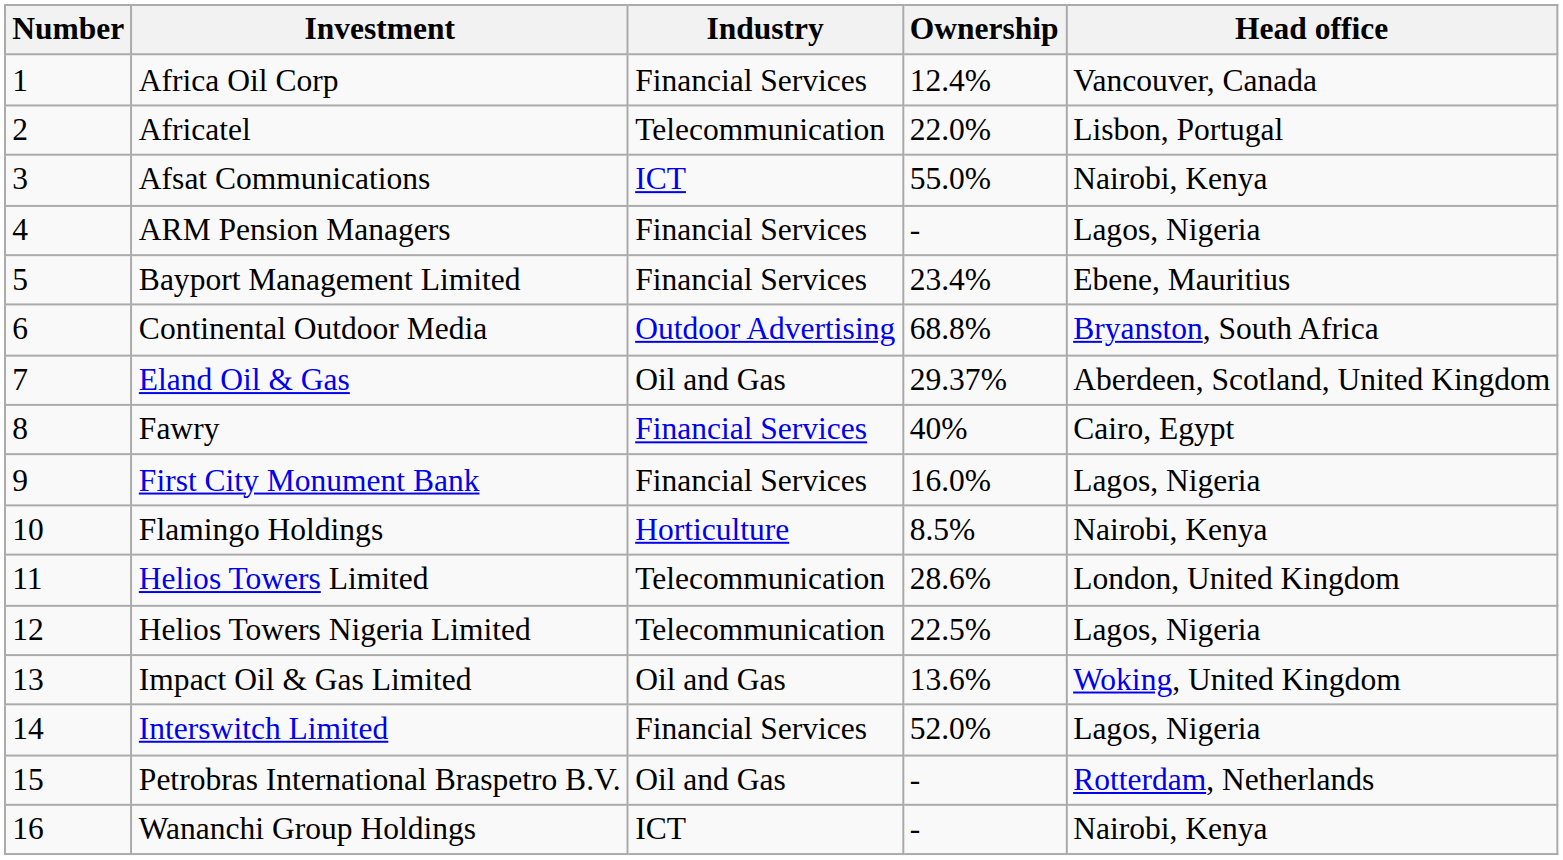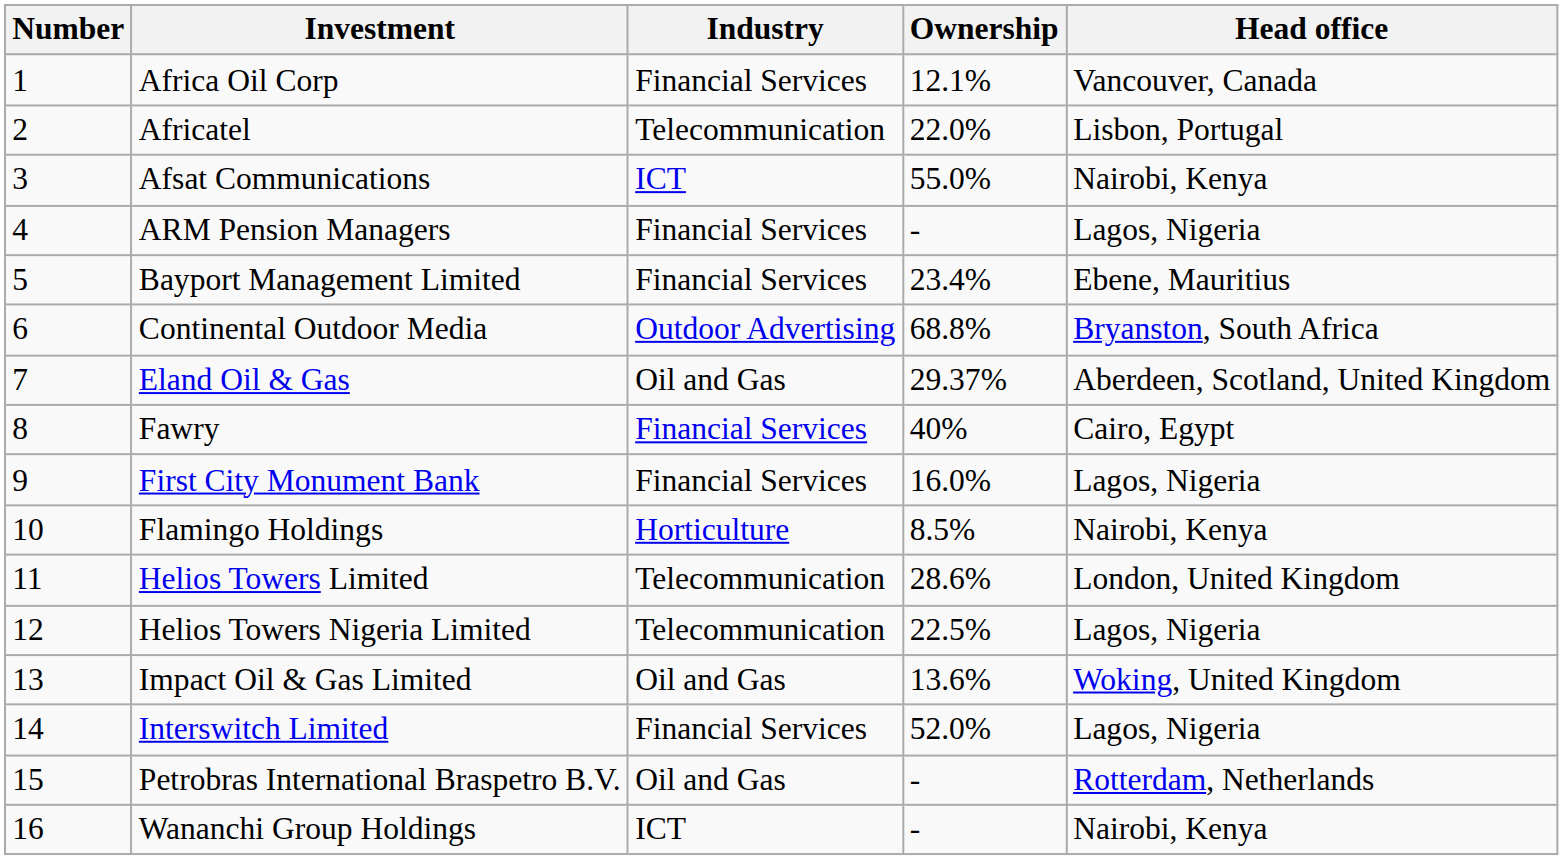(950, 79) 12.4% -> (950, 79) 12.1%
